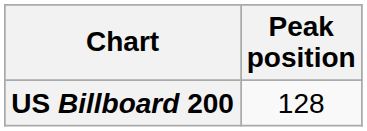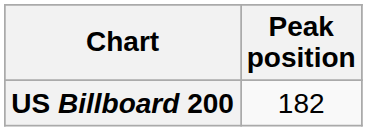(301, 102) 128 -> (301, 102) 182
